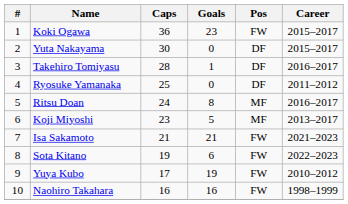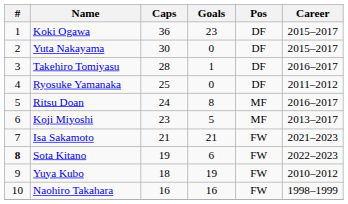(259, 31) FW -> (259, 31) DF
(17, 155) normal -> (17, 155) bold
(164, 173) 17 -> (164, 173) 18
